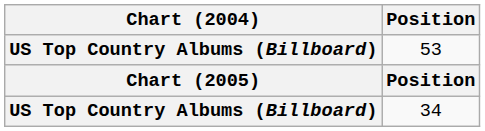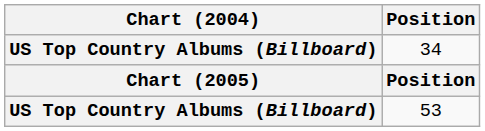rows swapped: (431, 50) <-> (431, 111)
